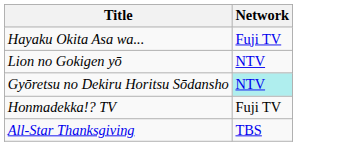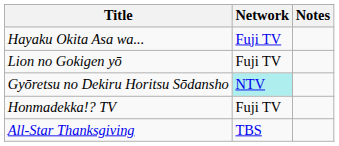+ column: (313, 15)
(250, 61) NTV -> (258, 61) Fuji TV
